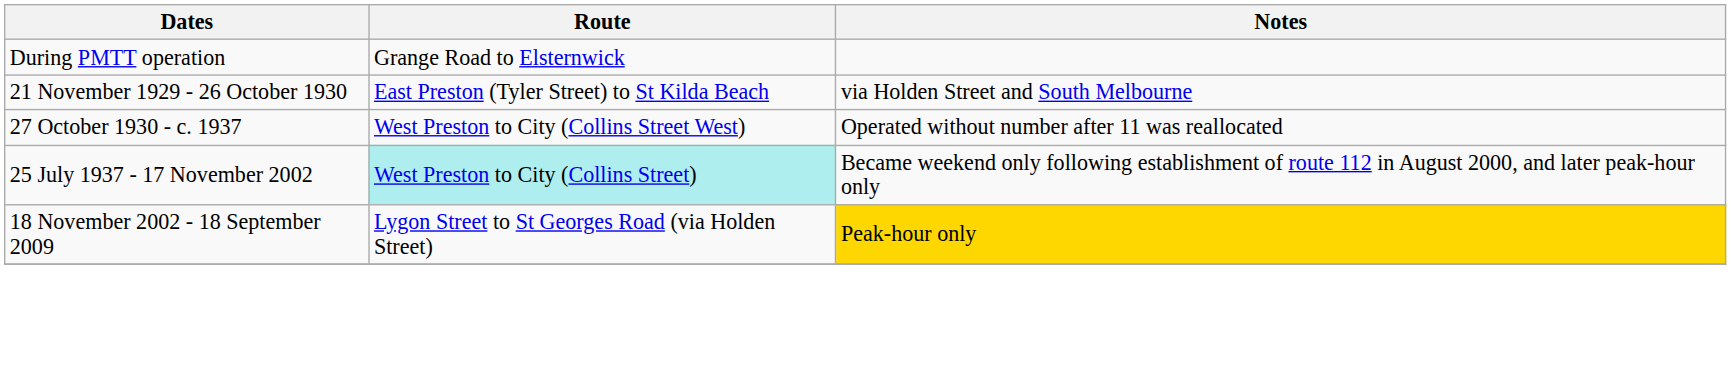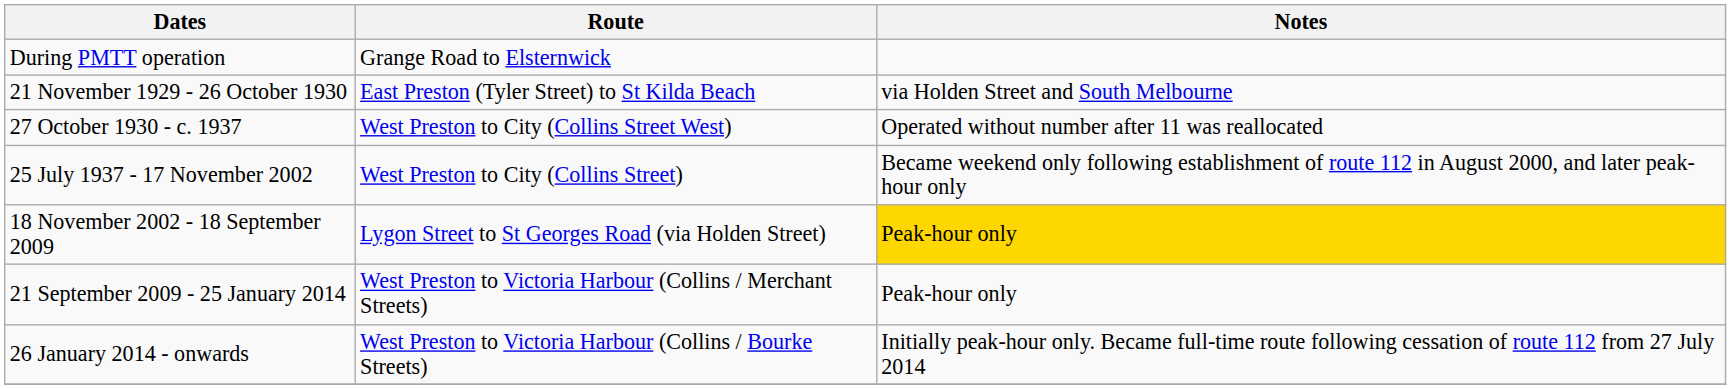(535, 174) paleturquoise background -> (521, 174) no background
+ row: (178, 294)
+ row: (129, 354)
